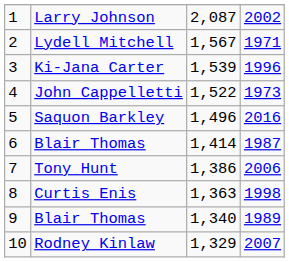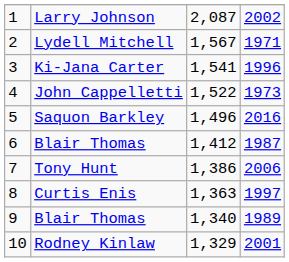(213, 68) 1,539 -> (213, 68) 1,541
(213, 143) 1,414 -> (213, 143) 1,412
(262, 194) 1998 -> (262, 194) 1997
(262, 244) 2007 -> (262, 244) 2001
